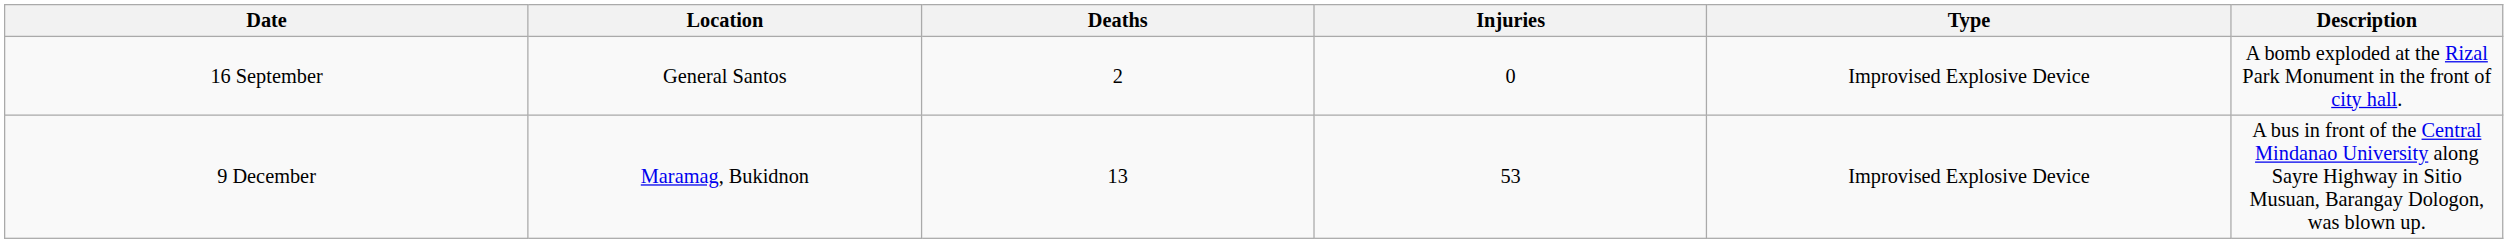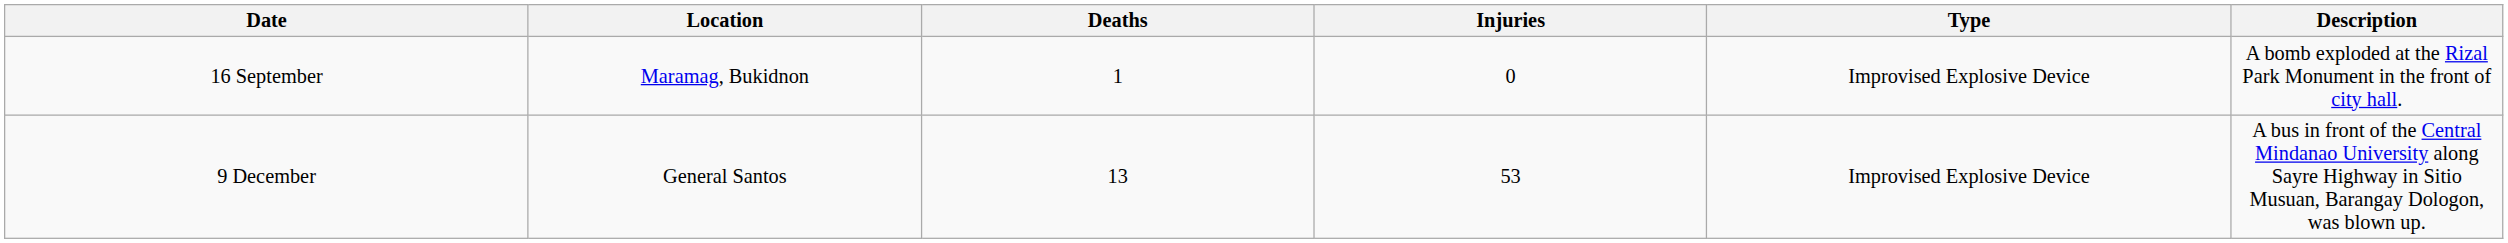(725, 75) General Santos -> (725, 75) Maramag, Bukidnon
(1118, 75) 2 -> (1118, 75) 1
(725, 176) Maramag, Bukidnon -> (725, 176) General Santos
